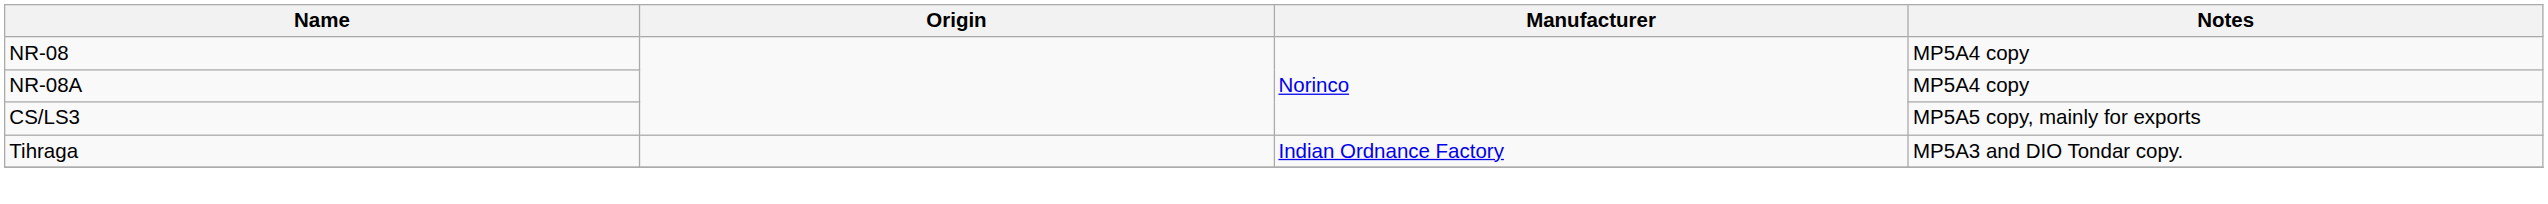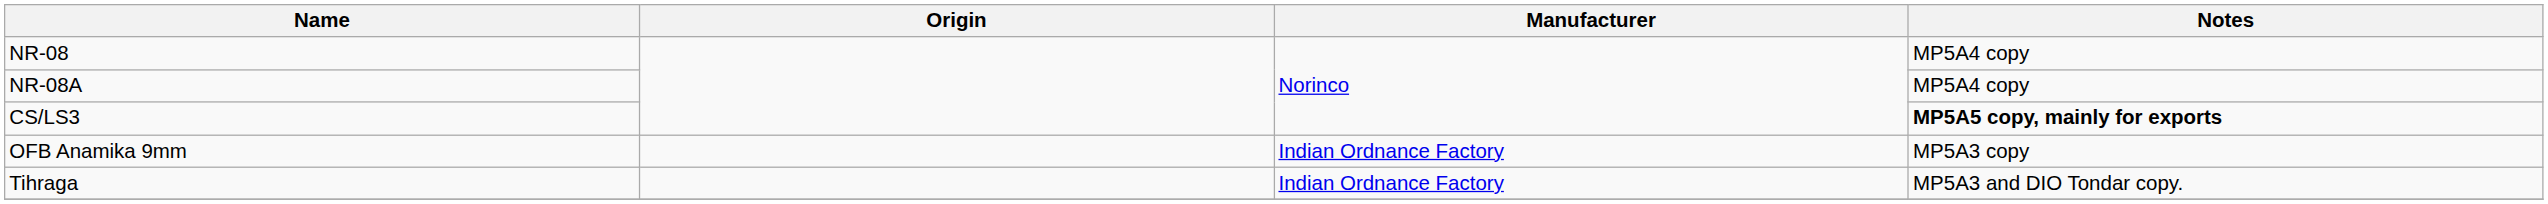(2057, 118) normal -> (2068, 118) bold
+ row: (98, 150)
